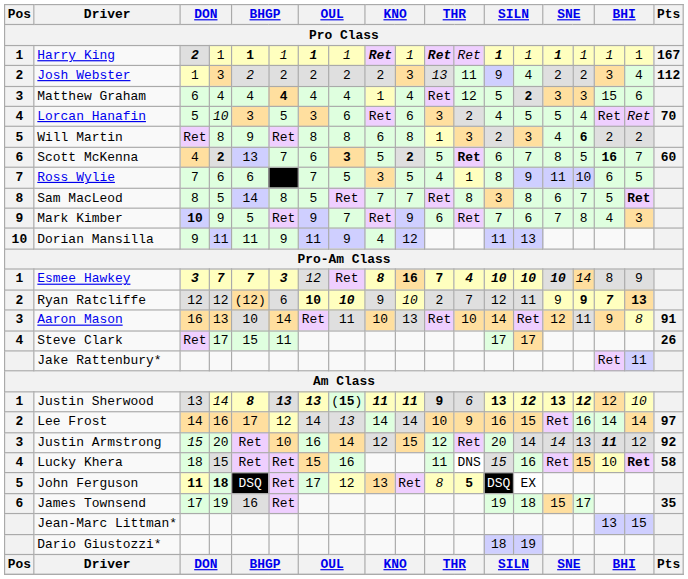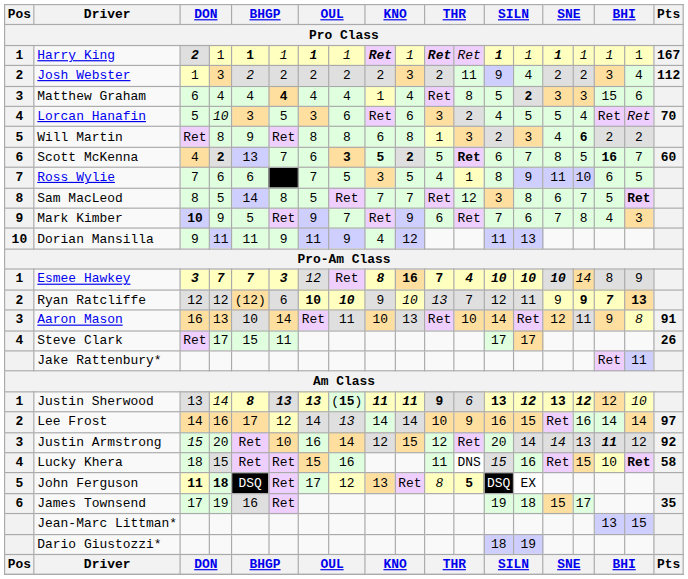(440, 76) 13 -> (440, 76) 2
(469, 96) 12 -> (469, 96) 8
(380, 157) normal -> (380, 157) bold
(469, 198) 8 -> (469, 198) 12
(440, 300) 2 -> (440, 300) 13
